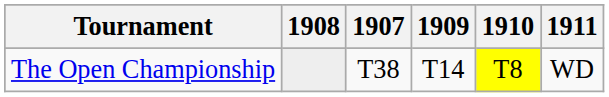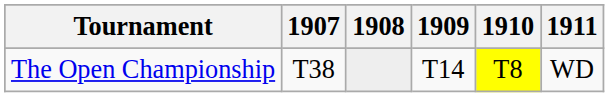columns swapped: (378, 26) <-> (314, 26)
